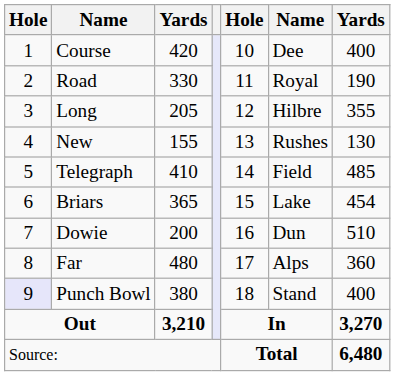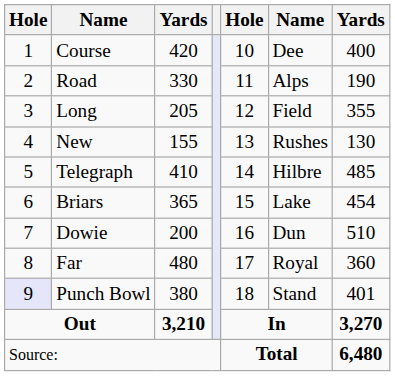(295, 80) Royal -> (291, 80) Alps
(297, 111) Hilbre -> (292, 111) Field
(292, 171) Field -> (297, 171) Hilbre
(291, 263) Alps -> (295, 263) Royal
(361, 293) 400 -> (361, 293) 401
